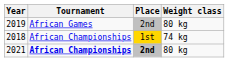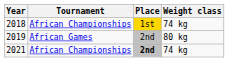rows swapped: (16, 37) <-> (16, 24)
(80, 50) bold -> (80, 50) normal
(175, 50) 80 kg -> (175, 50) 74 kg
